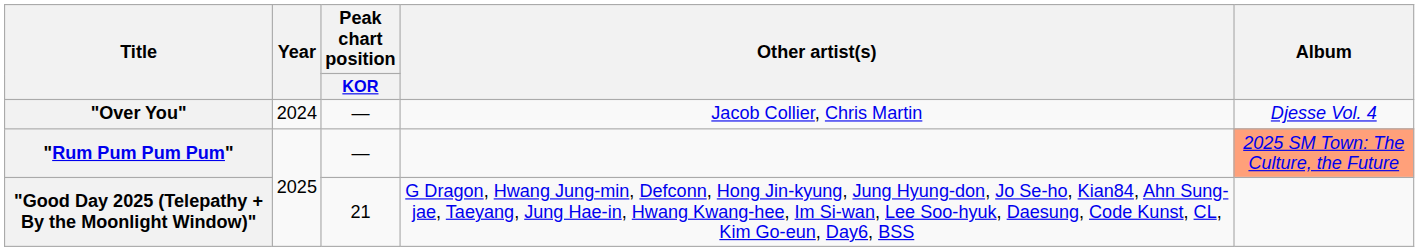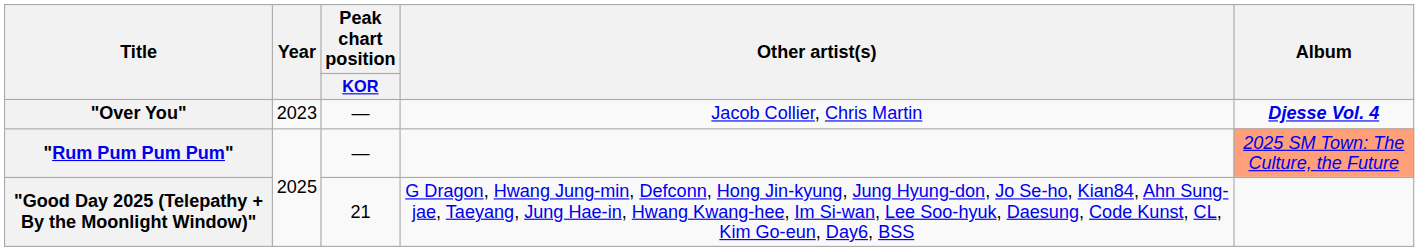(297, 113) 2024 -> (297, 113) 2023
(1324, 113) normal -> (1324, 113) bold
